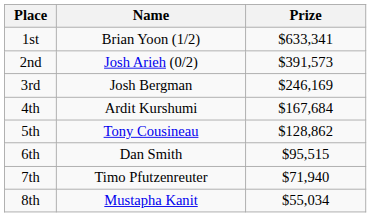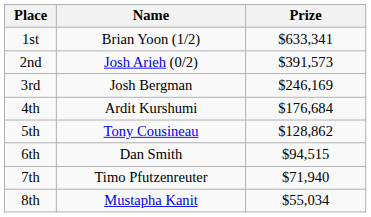(306, 108) $167,684 -> (306, 108) $176,684
(306, 154) $95,515 -> (306, 154) $94,515
